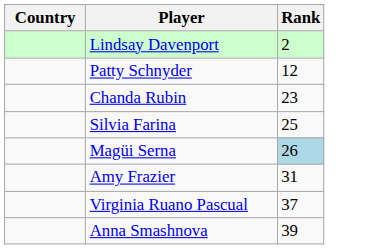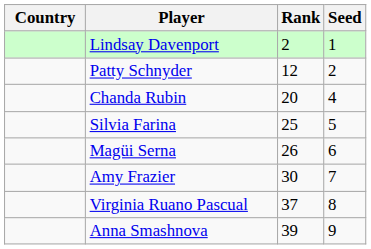+ column: (345, 17)
(290, 97) 23 -> (290, 97) 20
(290, 151) lightblue background -> (290, 151) no background
(290, 177) 31 -> (290, 177) 30
